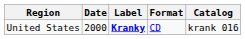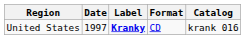(96, 27) 2000 -> (96, 27) 1997
